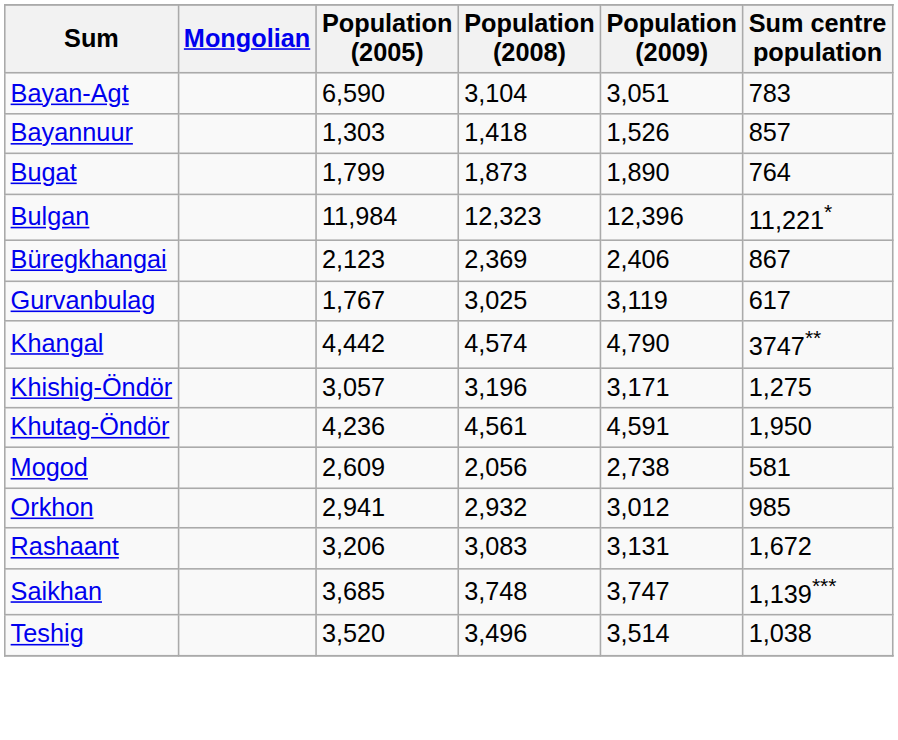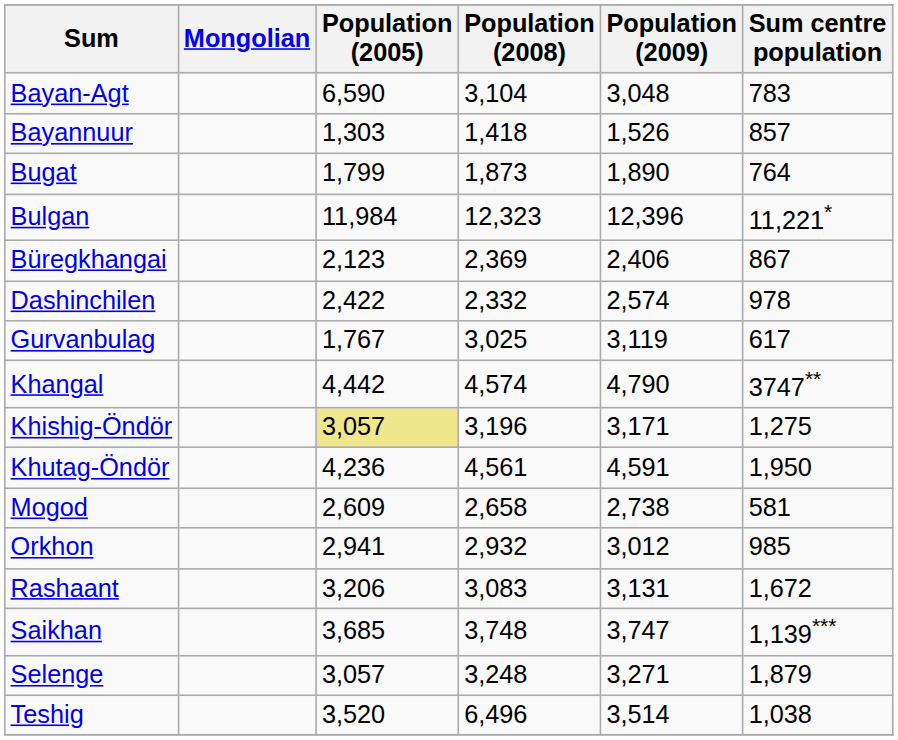(638, 93) 3,051 -> (638, 93) 3,048
+ row: (83, 300)
(354, 387) no background -> (354, 427) khaki background
(496, 467) 2,056 -> (496, 507) 2,658
+ row: (57, 674)
(496, 634) 3,496 -> (496, 714) 6,496
